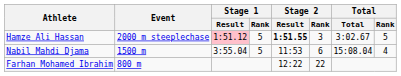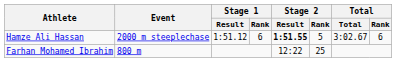(230, 37) pink background -> (230, 37) no background
(260, 37) 5 -> (260, 37) 6
(320, 37) 3 -> (320, 37) 5
(385, 37) 5 -> (380, 37) 6
- row: (48, 51)
(320, 64) 22 -> (320, 51) 25
